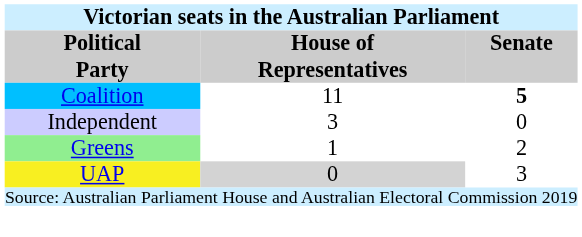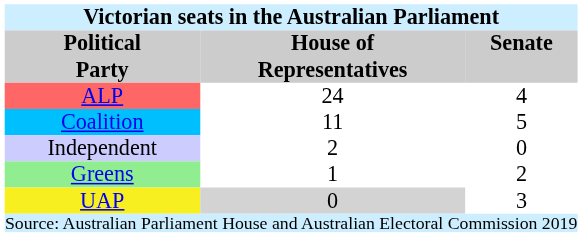+ row: (102, 95)
(521, 95) bold -> (521, 121) normal
(333, 121) 3 -> (333, 147) 2
